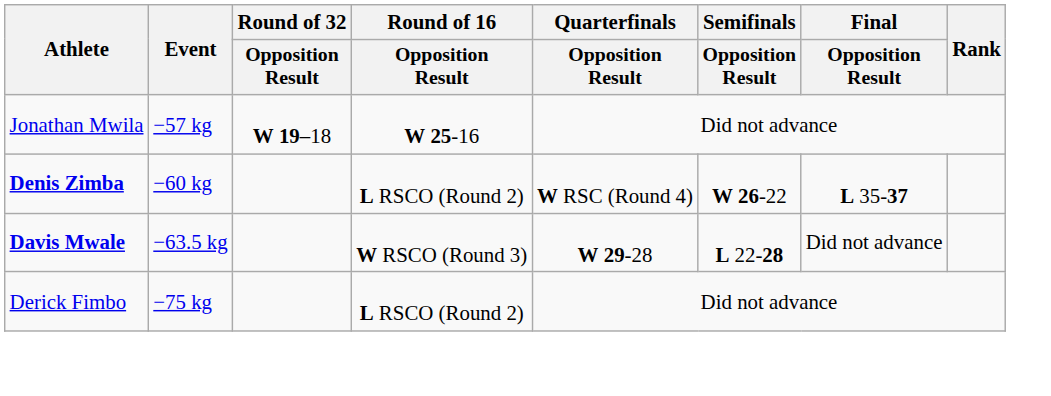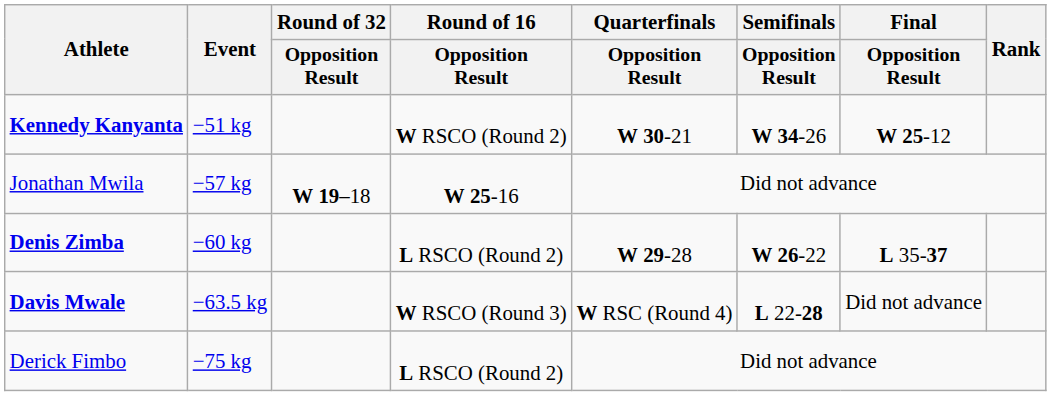+ row: (96, 124)
(615, 196) W RSC (Round 4) -> (654, 255) W 29-28
(615, 255) W 29-28 -> (654, 314) W RSC (Round 4)
